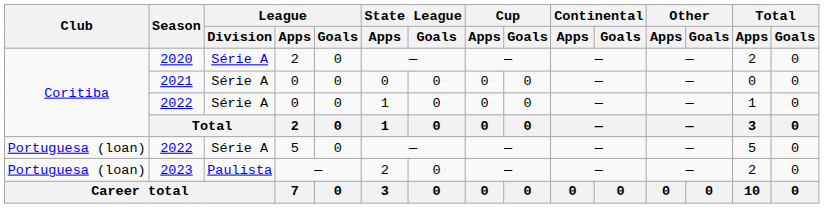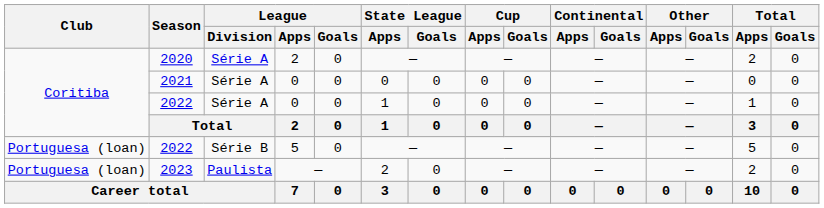(240, 148) Série A -> (240, 148) Série B
